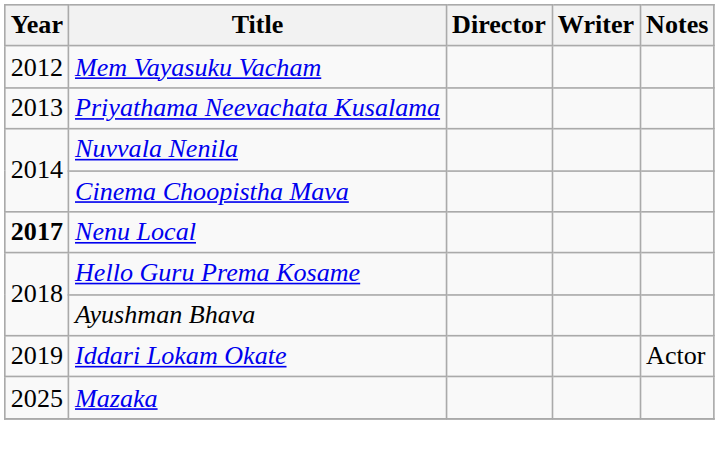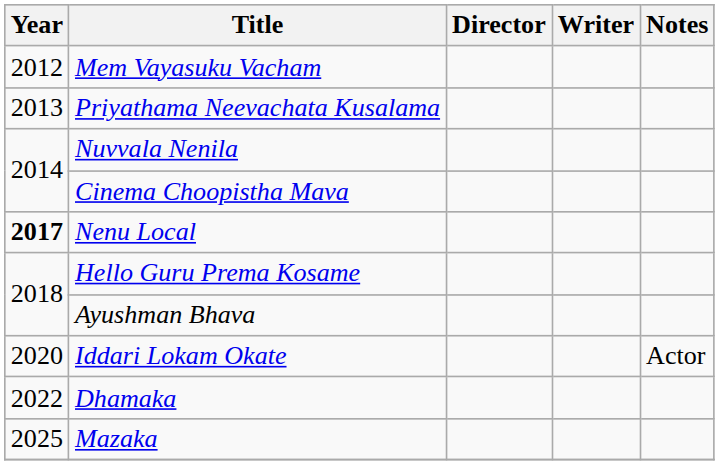(37, 356) 2019 -> (37, 356) 2020
+ row: (126, 397)
